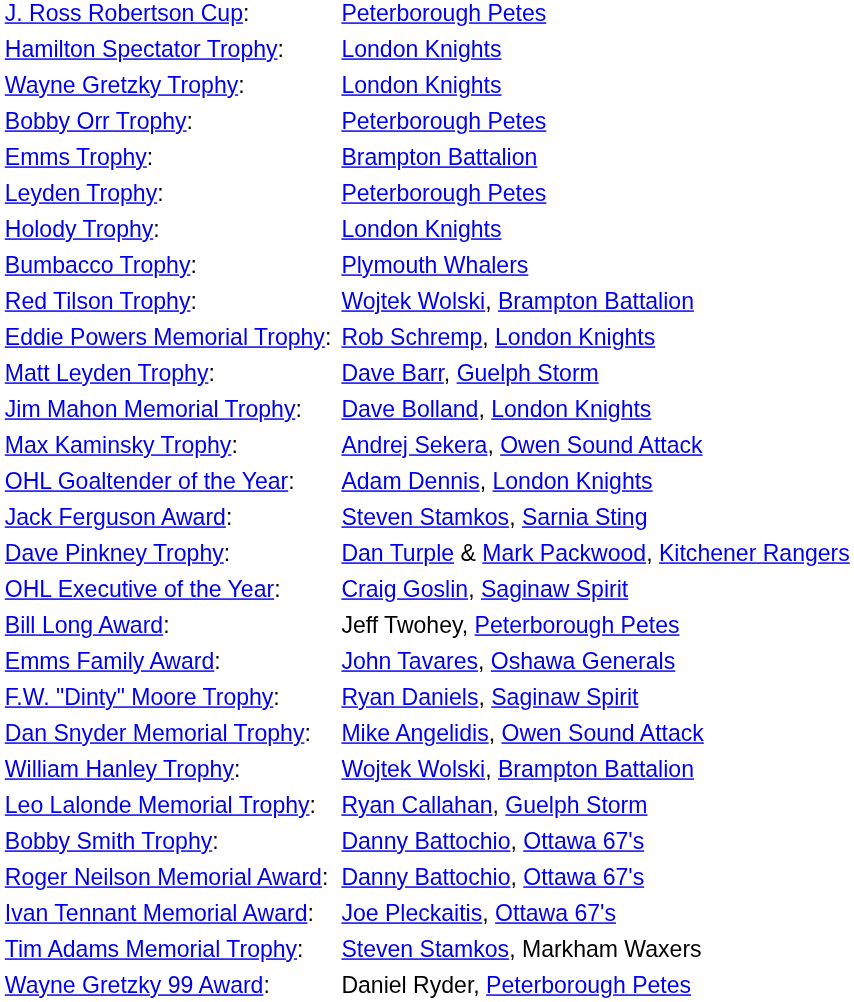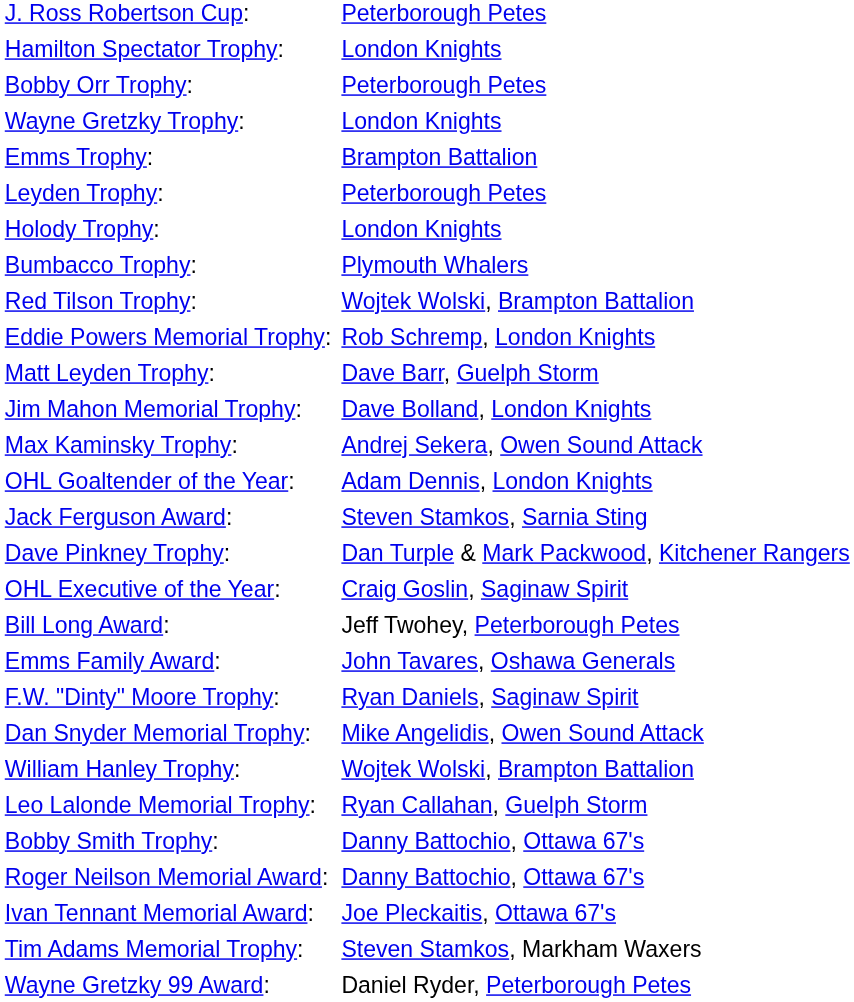rows swapped: (99, 121) <-> (125, 85)
